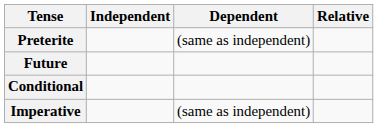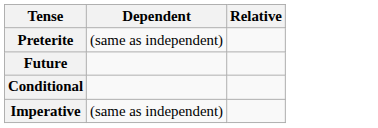- column: (130, 16)
